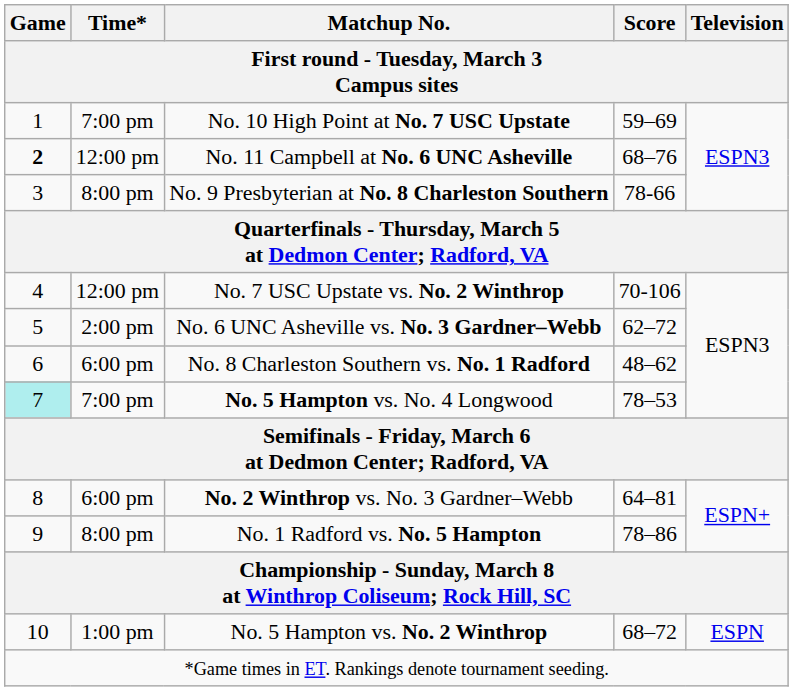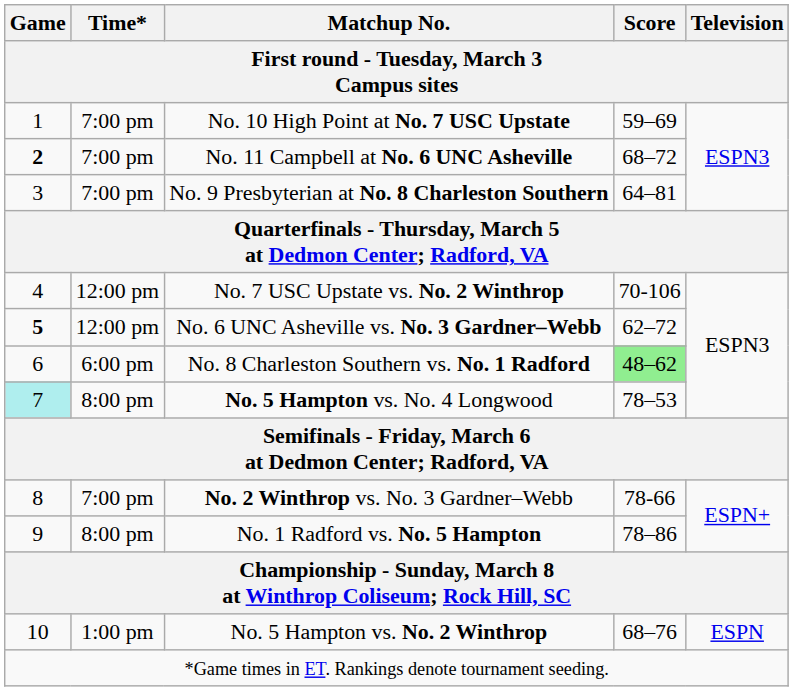(117, 156) 12:00 pm -> (117, 156) 7:00 pm
(650, 156) 68–76 -> (650, 156) 68–72
(117, 193) 8:00 pm -> (117, 193) 7:00 pm
(650, 193) 78-66 -> (650, 193) 64–81
(38, 327) normal -> (38, 327) bold
(117, 327) 2:00 pm -> (117, 327) 12:00 pm
(650, 363) no background -> (650, 363) lightgreen background
(117, 399) 7:00 pm -> (117, 399) 8:00 pm
(117, 497) 6:00 pm -> (117, 497) 7:00 pm
(650, 497) 64–81 -> (650, 497) 78-66
(650, 631) 68–72 -> (650, 631) 68–76
